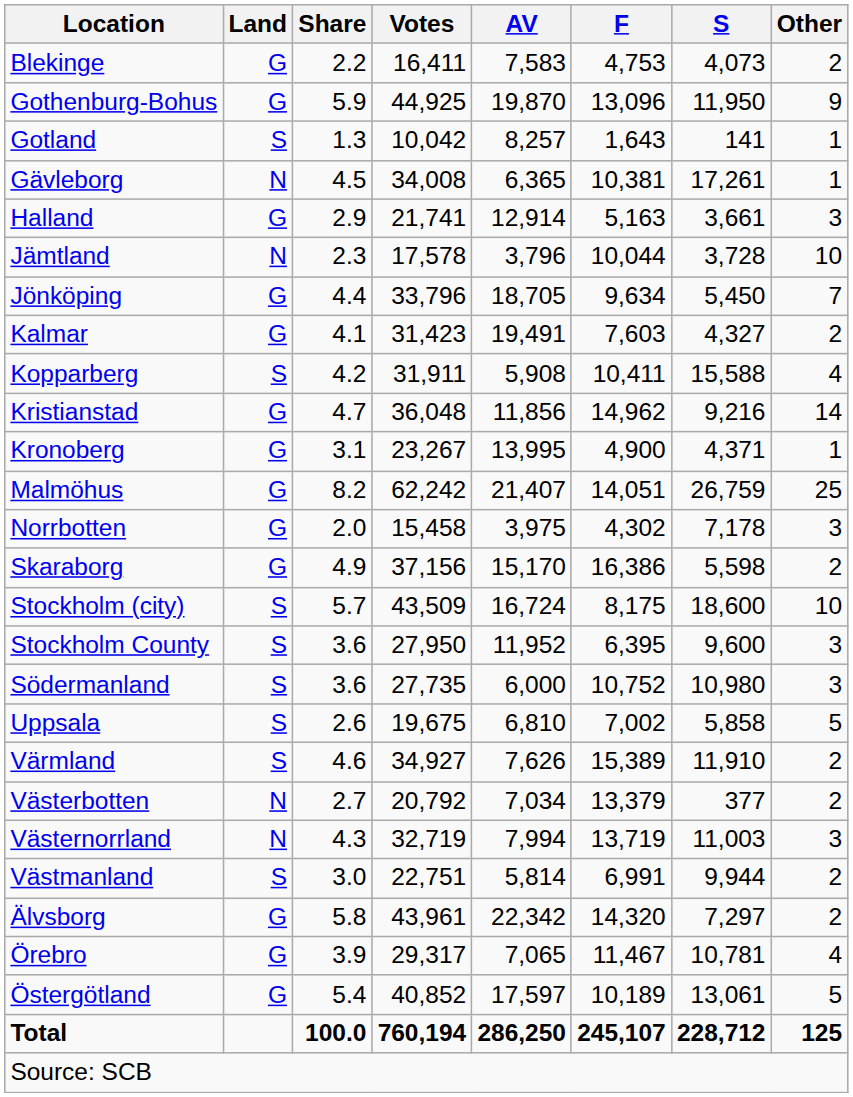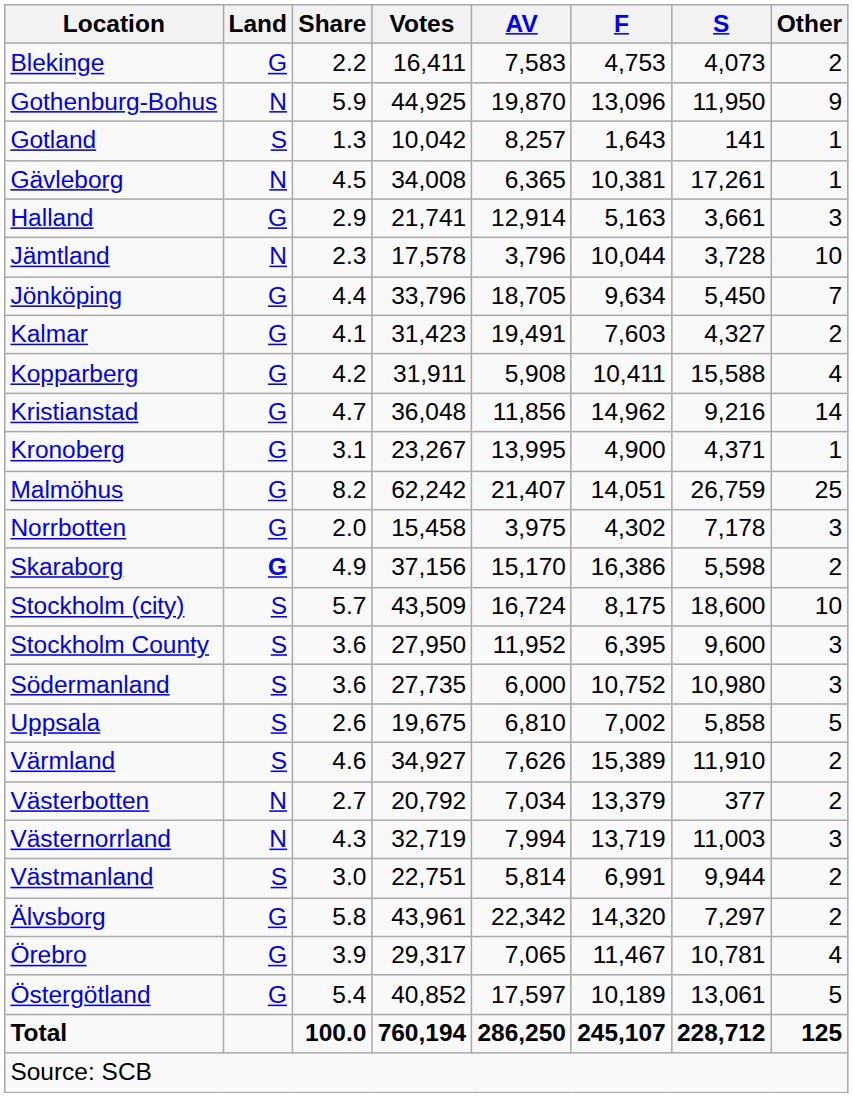(277, 101) G -> (278, 101) N
(279, 373) S -> (277, 373) G
(277, 567) normal -> (277, 567) bold
